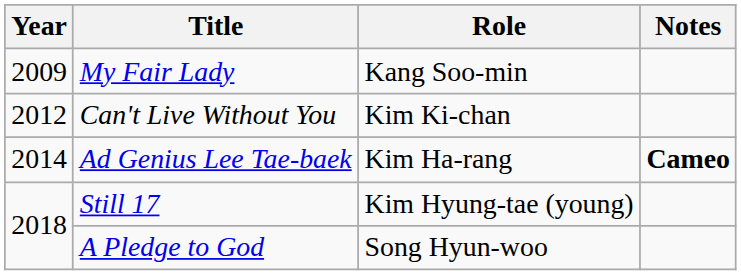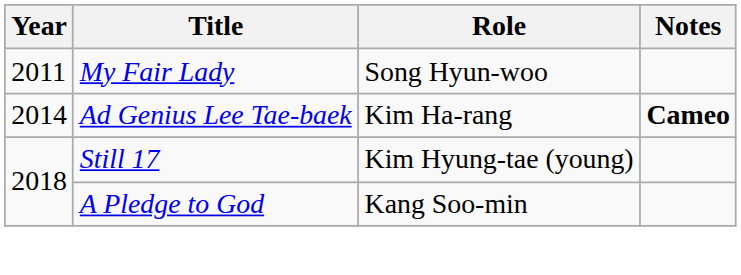(39, 70) 2009 -> (39, 70) 2011
(446, 70) Kang Soo-min -> (456, 70) Song Hyun-woo
- row: (208, 114)
(456, 247) Song Hyun-woo -> (446, 203) Kang Soo-min
